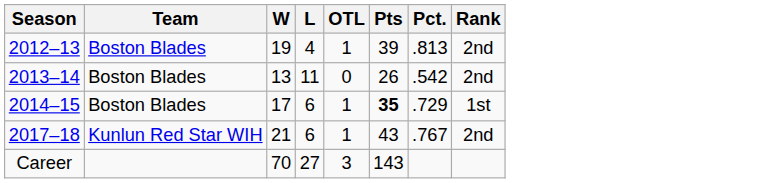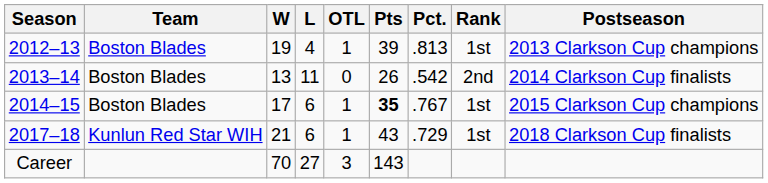+ column: (634, 18)
(478, 47) 2nd -> (478, 47) 1st
(430, 105) .729 -> (430, 105) .767
(430, 134) .767 -> (430, 134) .729
(478, 134) 2nd -> (478, 134) 1st
